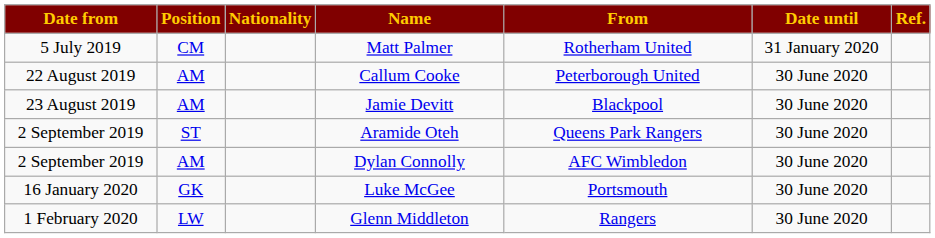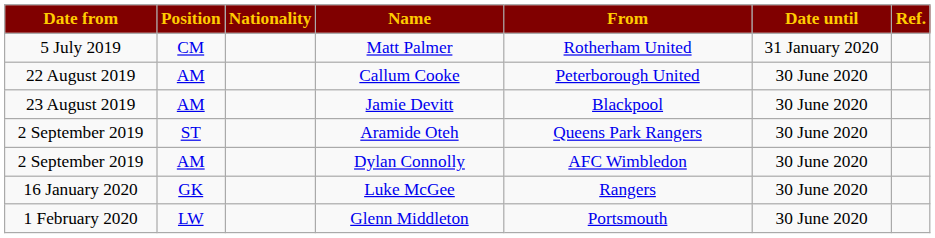(628, 190) Portsmouth -> (628, 190) Rangers
(628, 218) Rangers -> (628, 218) Portsmouth
